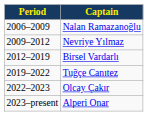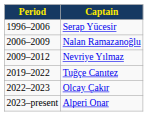+ row: (90, 27)
- row: (91, 57)
